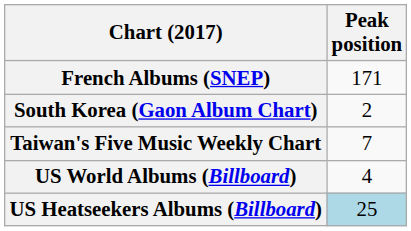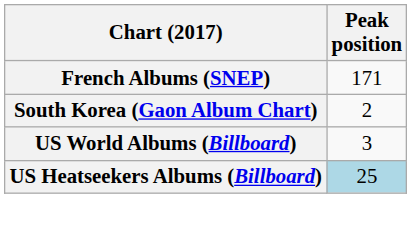- row: (166, 143)
(367, 176) 4 -> (367, 143) 3
